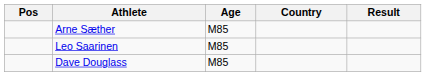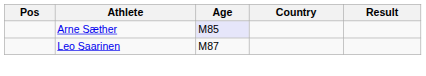(218, 29) no background -> (209, 29) lavender background
(218, 46) M85 -> (209, 46) M87
- row: (91, 63)
